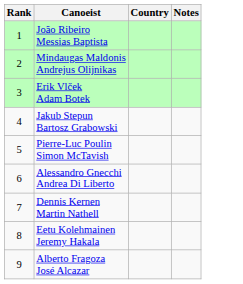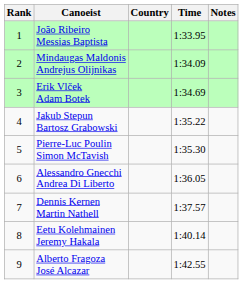+ column: (190, 12)
